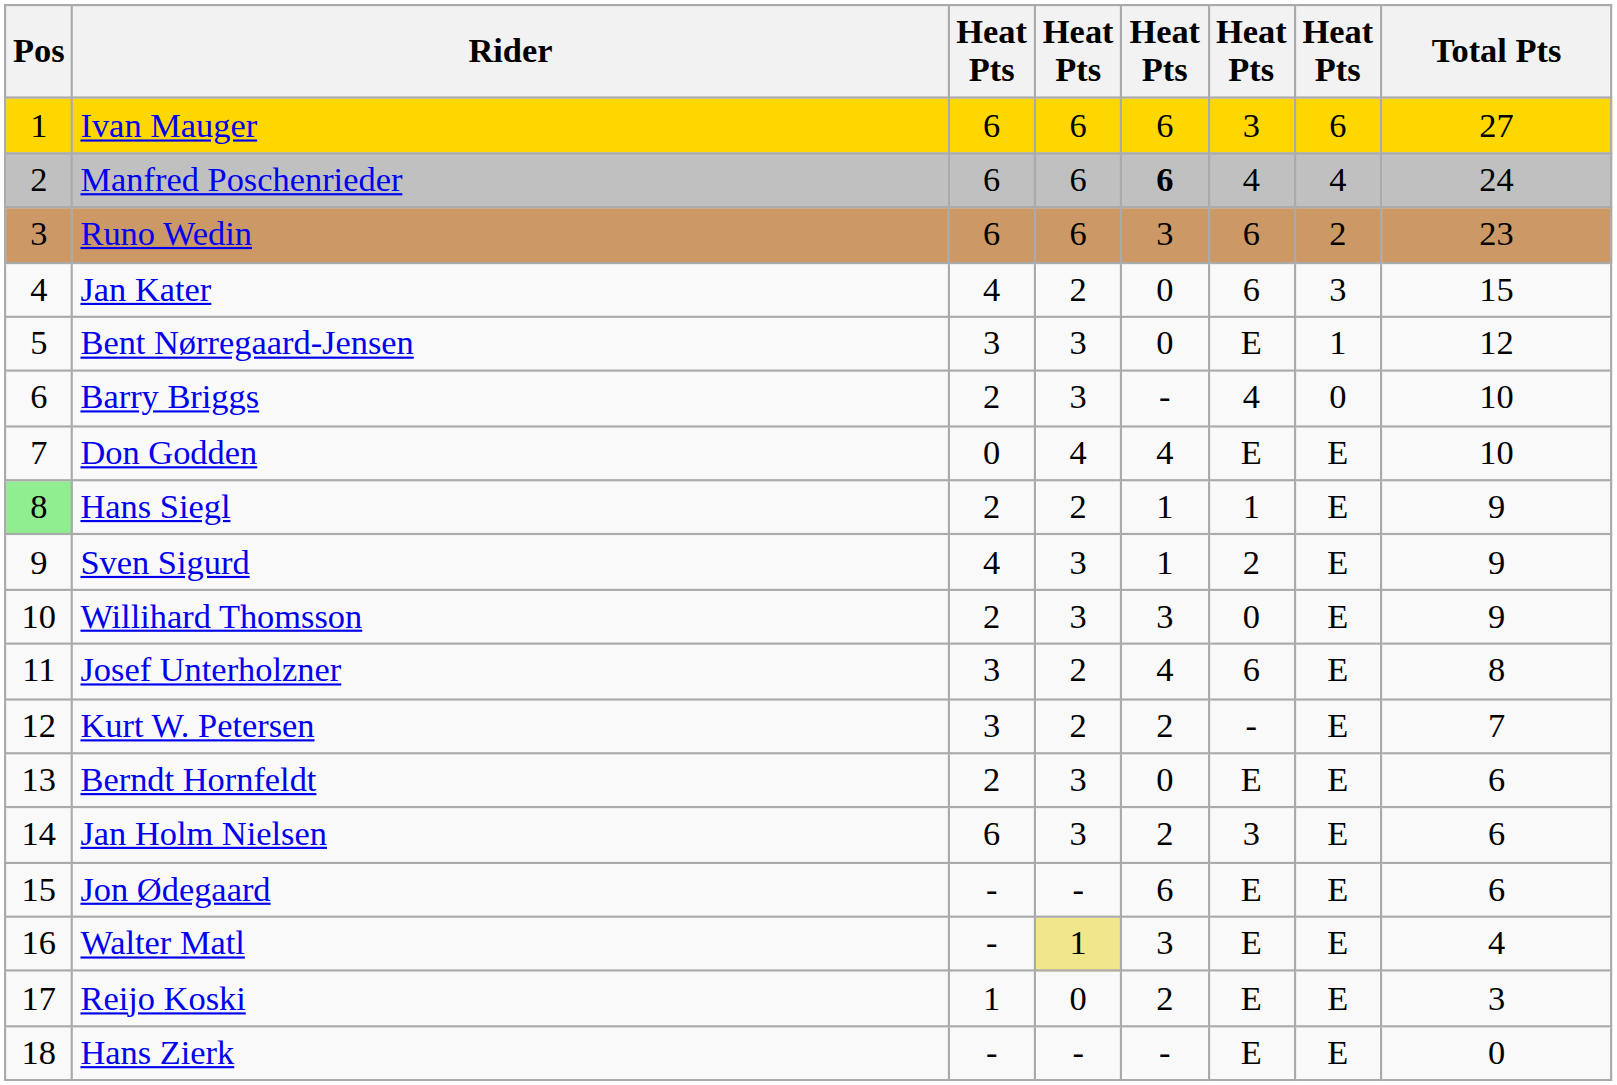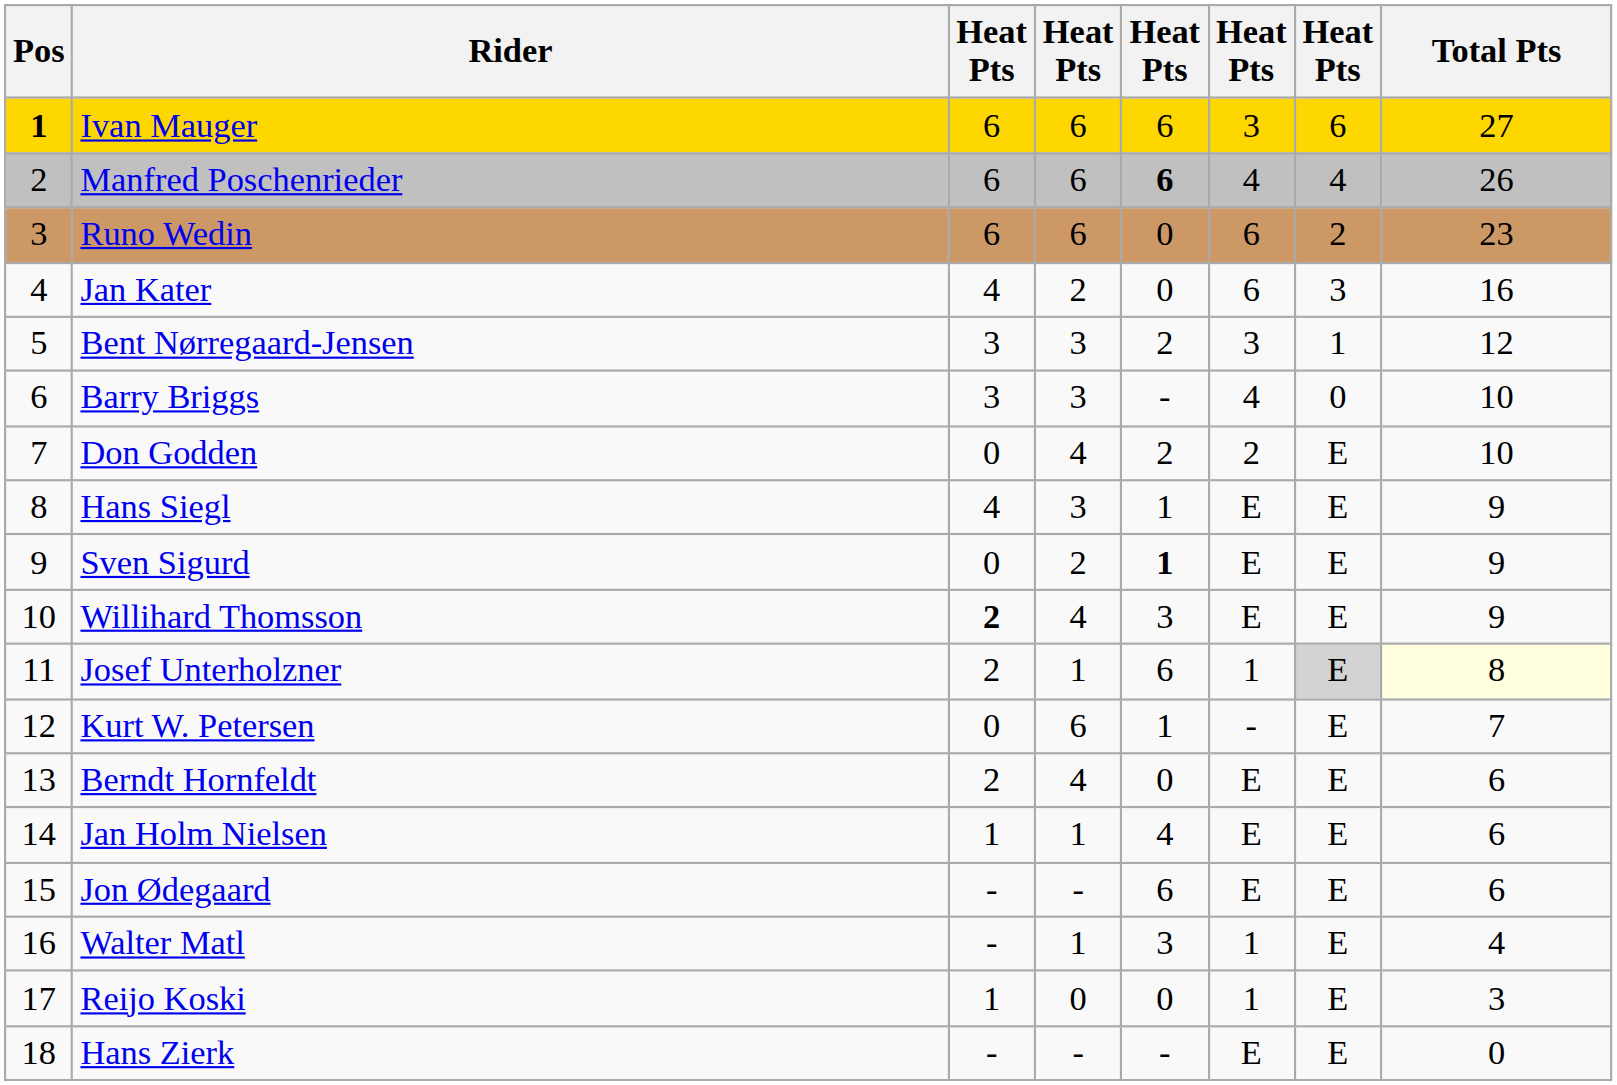(39, 125) normal -> (39, 125) bold
(1497, 179) 24 -> (1497, 179) 26
(1165, 234) 3 -> (1165, 234) 0
(1497, 288) 15 -> (1497, 288) 16
(1165, 343) 0 -> (1165, 343) 2
(1251, 343) E -> (1251, 343) 3
(992, 397) 2 -> (992, 397) 3
(1165, 452) 4 -> (1165, 452) 2
(1251, 452) E -> (1251, 452) 2
(39, 506) lightgreen background -> (39, 506) no background
(992, 506) 2 -> (992, 506) 4
(1078, 506) 2 -> (1078, 506) 3
(1251, 506) 1 -> (1251, 506) E
(992, 561) 4 -> (992, 561) 0
(1078, 561) 3 -> (1078, 561) 2
(1165, 561) normal -> (1165, 561) bold
(1251, 561) 2 -> (1251, 561) E
(992, 616) normal -> (992, 616) bold
(1078, 616) 3 -> (1078, 616) 4
(1251, 616) 0 -> (1251, 616) E
(992, 670) 3 -> (992, 670) 2
(1078, 670) 2 -> (1078, 670) 1
(1165, 670) 4 -> (1165, 670) 6
(1251, 670) 6 -> (1251, 670) 1
(1338, 670) no background -> (1338, 670) lightgrey background
(1497, 670) no background -> (1497, 670) lightyellow background
(992, 725) 3 -> (992, 725) 0
(1078, 725) 2 -> (1078, 725) 6
(1165, 725) 2 -> (1165, 725) 1
(1078, 779) 3 -> (1078, 779) 4
(992, 834) 6 -> (992, 834) 1
(1078, 834) 3 -> (1078, 834) 1
(1165, 834) 2 -> (1165, 834) 4
(1251, 834) 3 -> (1251, 834) E
(1078, 943) khaki background -> (1078, 943) no background
(1251, 943) E -> (1251, 943) 1
(1165, 997) 2 -> (1165, 997) 0
(1251, 997) E -> (1251, 997) 1
